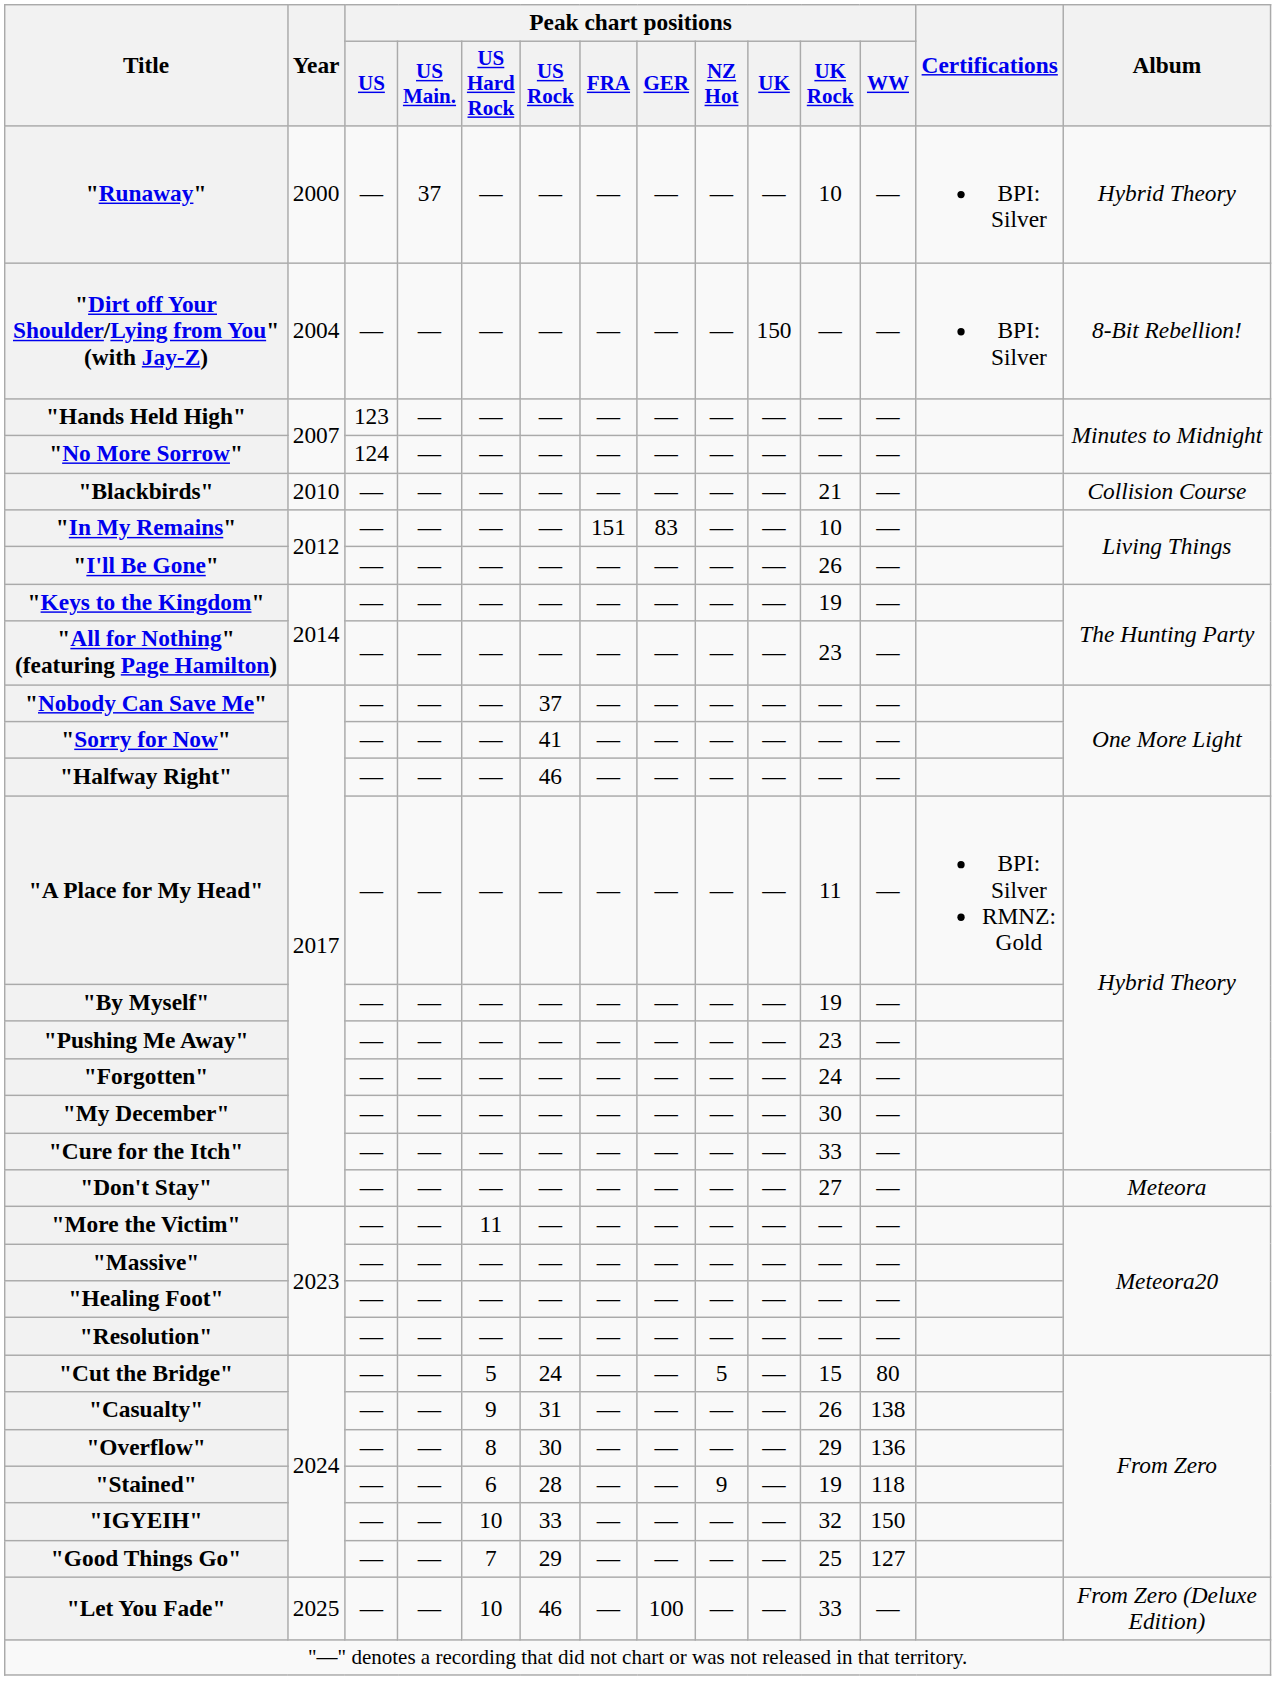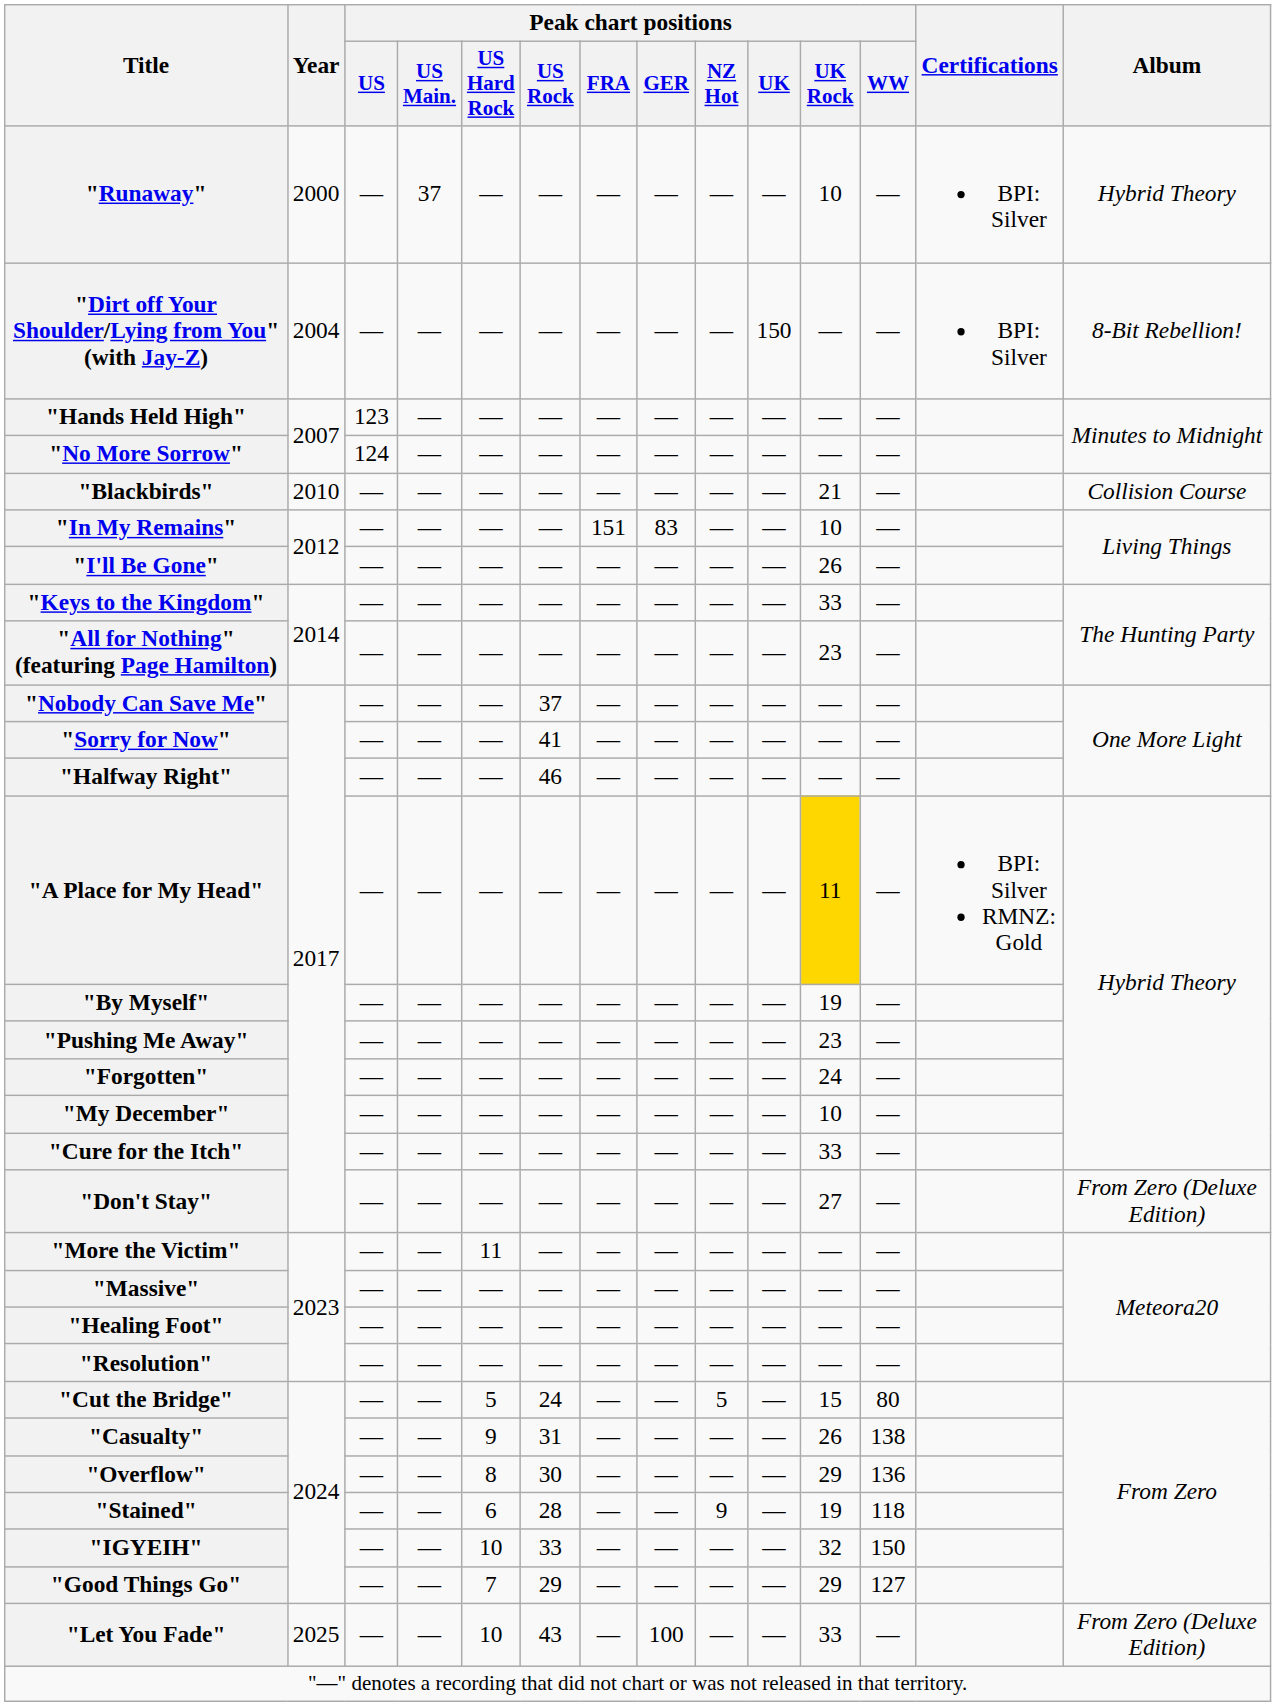(830, 602) 19 -> (830, 602) 33
(830, 889) no background -> (830, 889) gold background
(830, 1113) 30 -> (830, 1113) 10
(1167, 1187) Meteora -> (1167, 1201) From Zero (Deluxe Edition)
(830, 1558) 25 -> (830, 1584) 29
(550, 1608) 46 -> (550, 1634) 43
